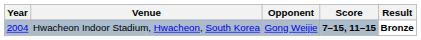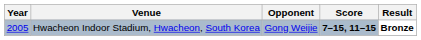(18, 28) 2004 -> (18, 28) 2005
